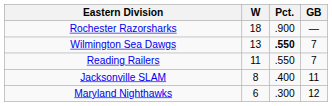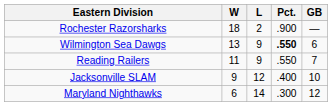+ column: (259, 12)
(314, 45) 7 -> (314, 45) 6
(255, 77) 8 -> (234, 77) 9
(314, 77) 11 -> (314, 77) 10
